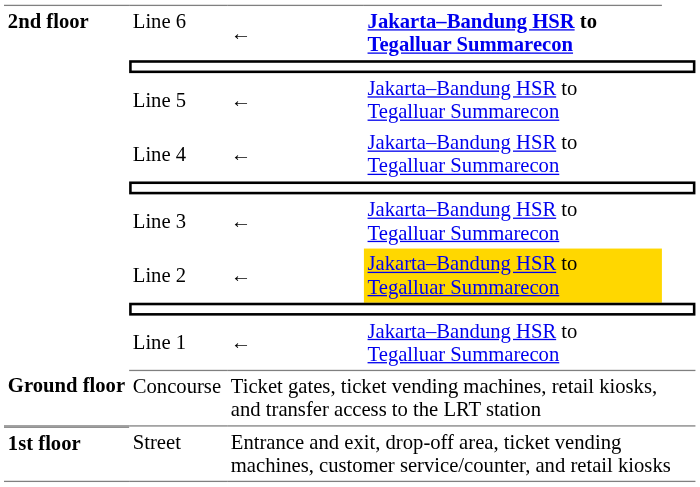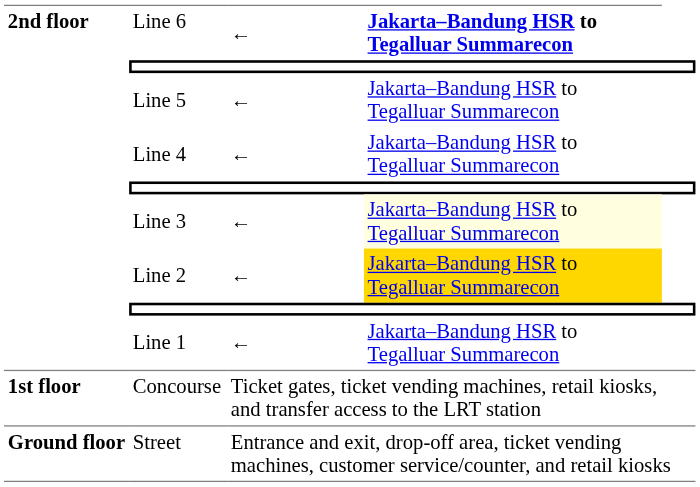(472, 221) no background -> (472, 221) lightyellow background
(66, 385) Ground floor -> (44, 386) 1st floor
(44, 443) 1st floor -> (66, 441) Ground floor
